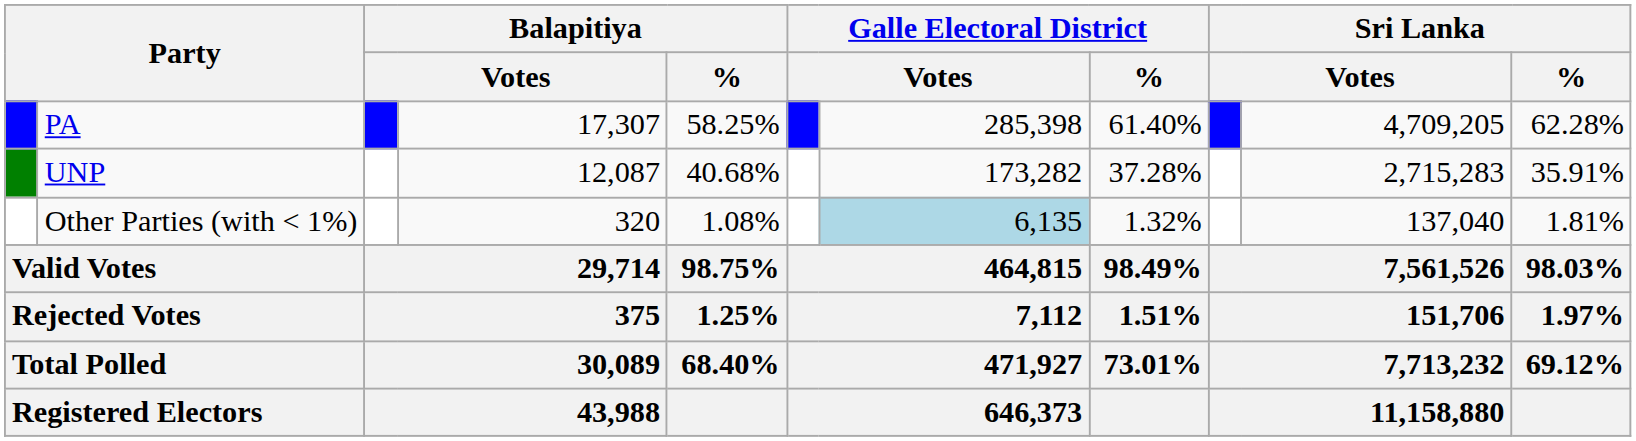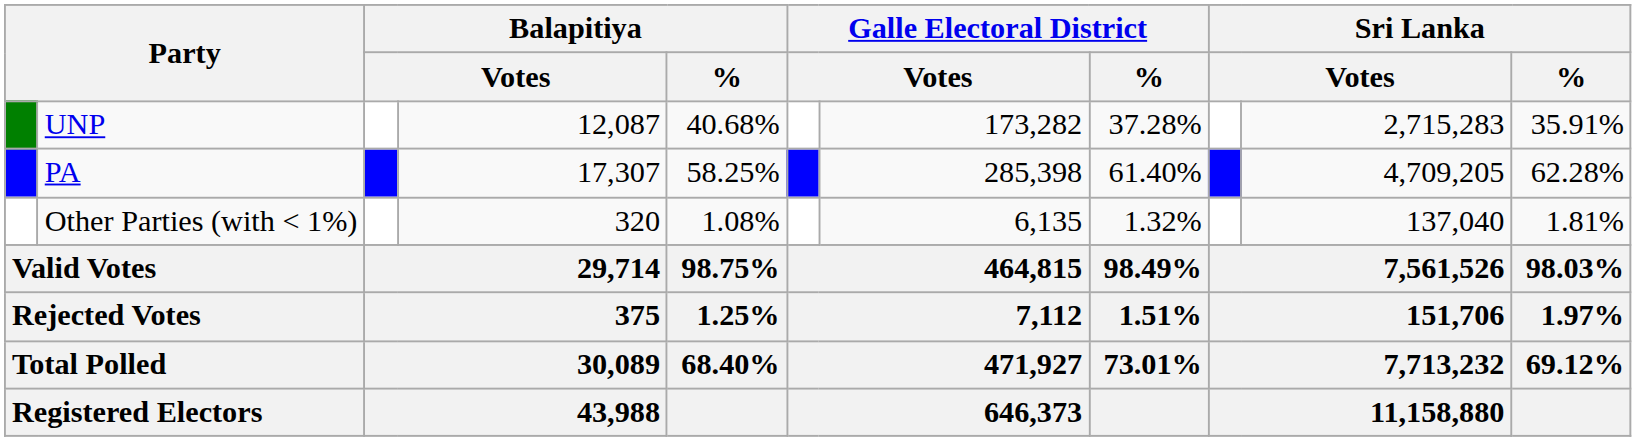rows swapped: (63, 124) <-> (75, 172)
(1048, 220) lightblue background -> (1048, 220) no background
